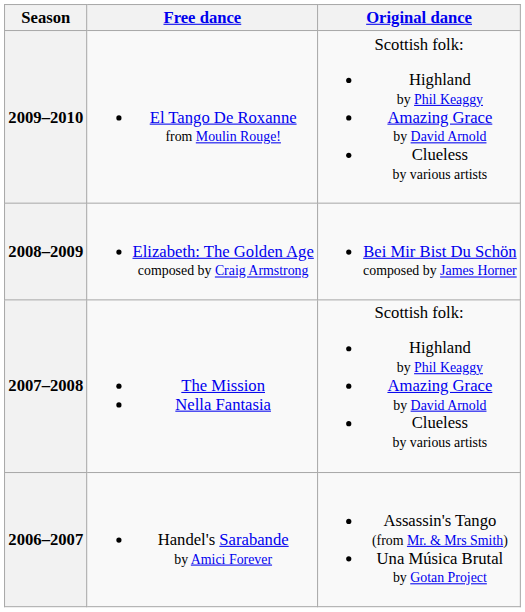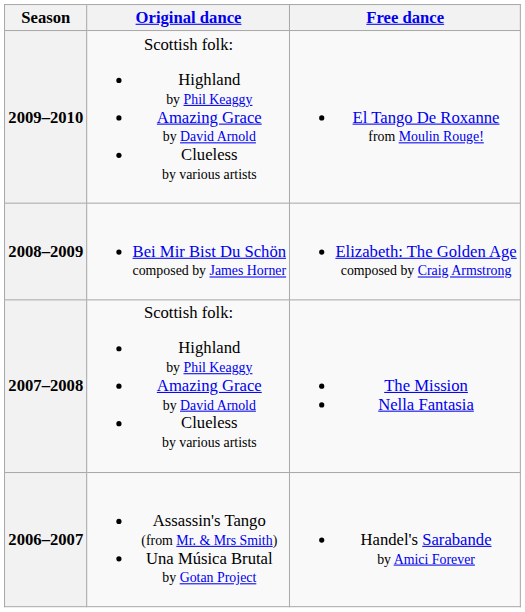columns swapped: (419, 17) <-> (202, 17)
